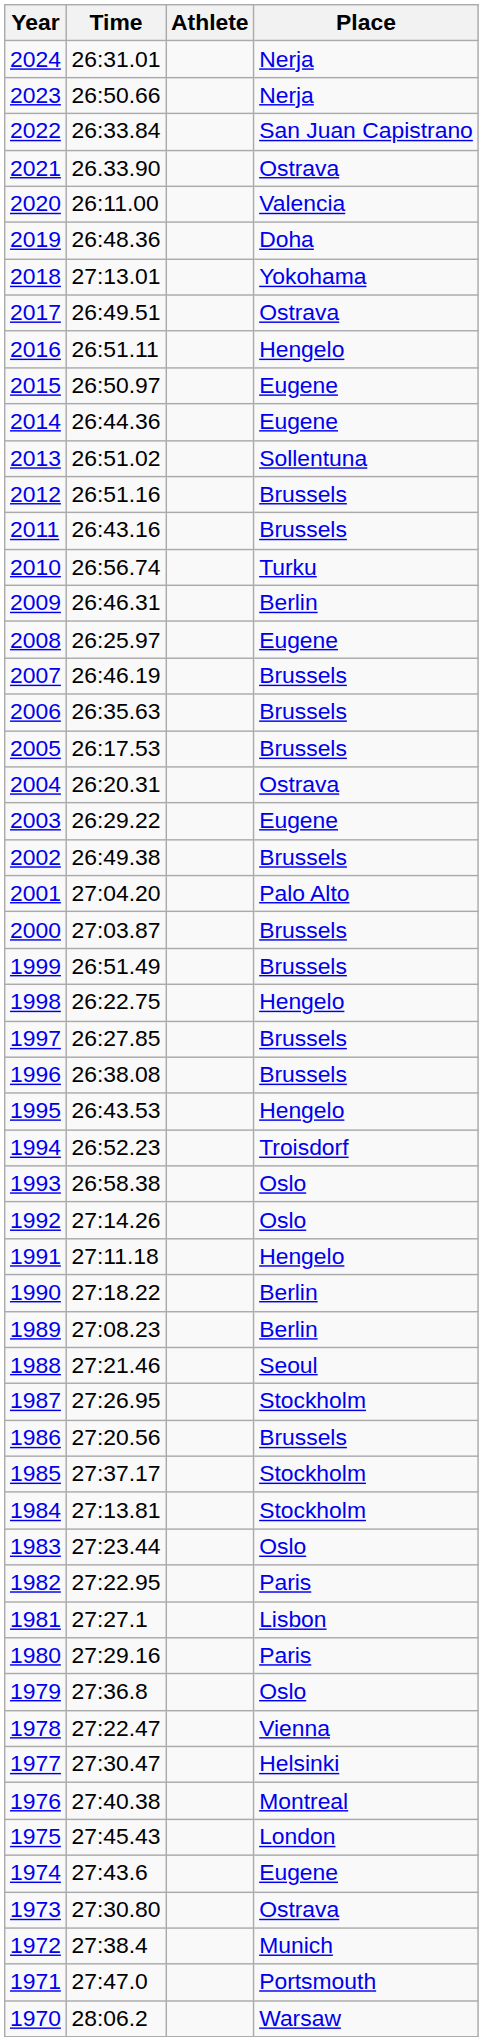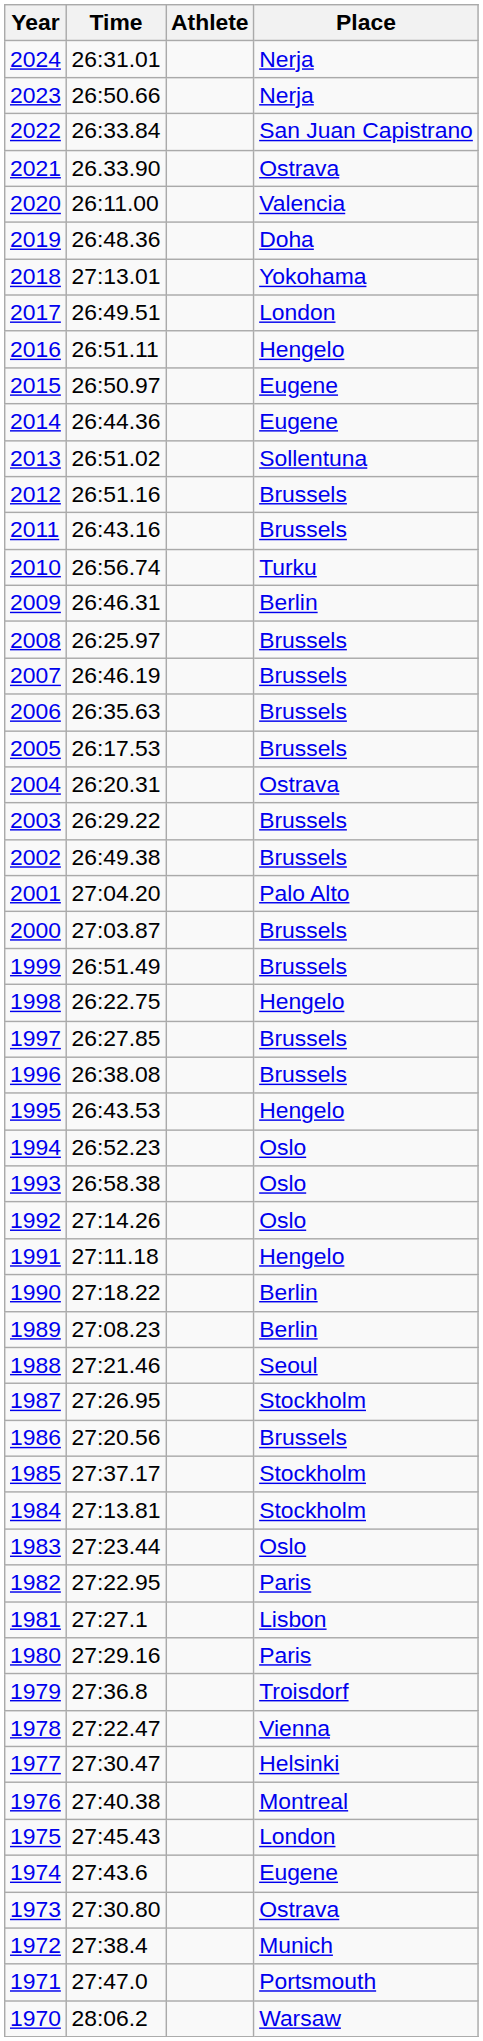(299, 312) Ostrava -> (297, 312) London
(299, 639) Eugene -> (303, 639) Brussels
(299, 820) Eugene -> (303, 820) Brussels
(304, 1147) Troisdorf -> (283, 1147) Oslo
(283, 1691) Oslo -> (304, 1691) Troisdorf
